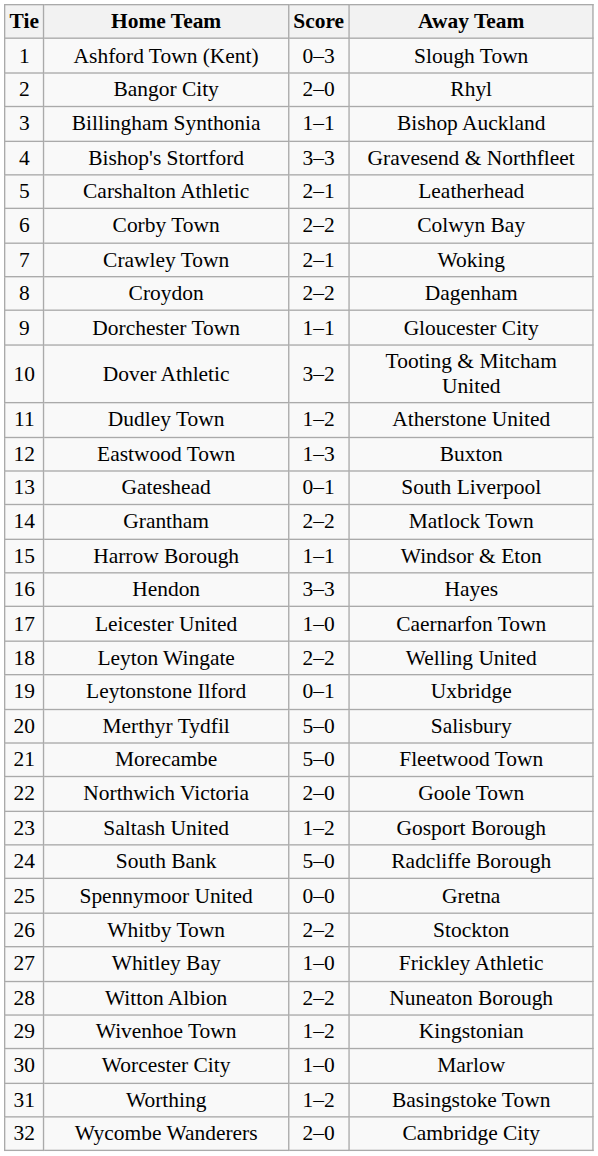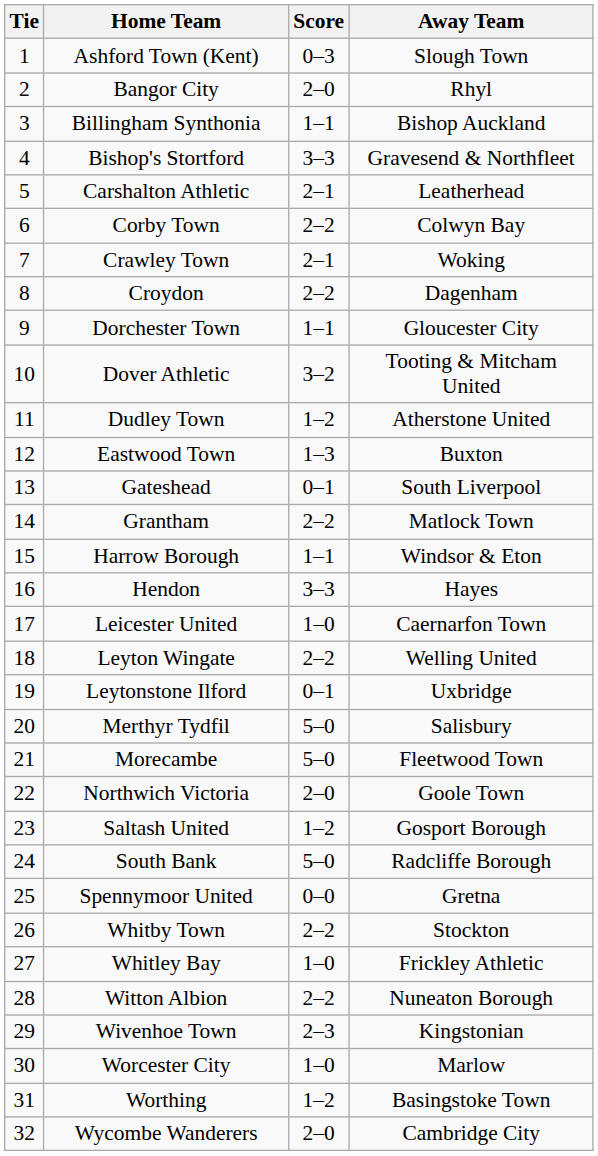(319, 1031) 1–2 -> (319, 1031) 2–3
